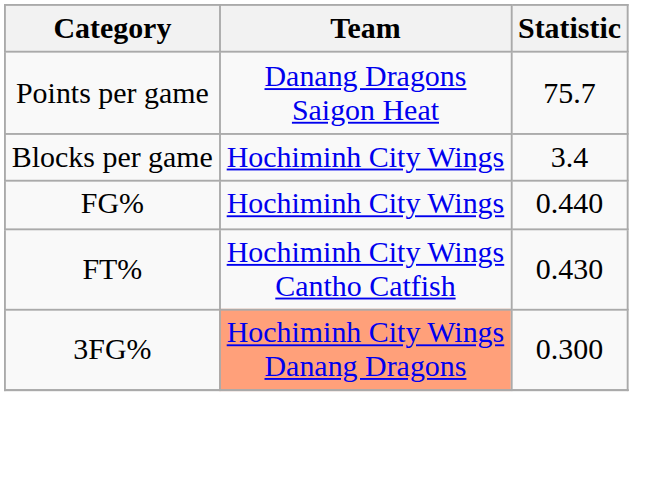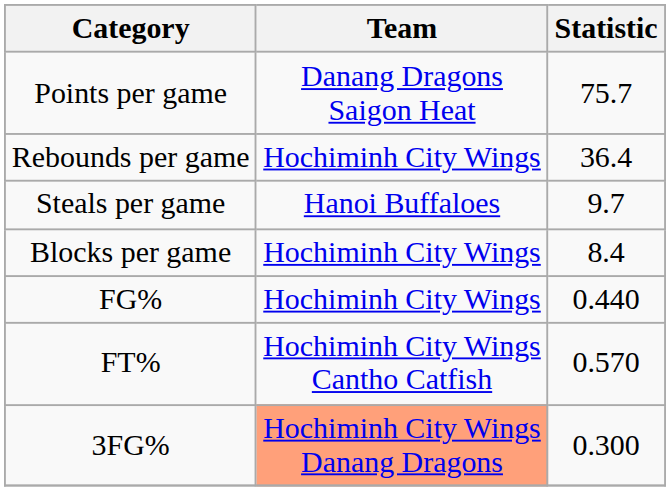+ row: (131, 156)
+ row: (131, 204)
(570, 156) 3.4 -> (606, 251) 8.4
(570, 268) 0.430 -> (606, 363) 0.570
